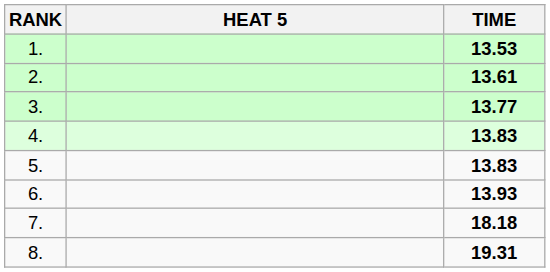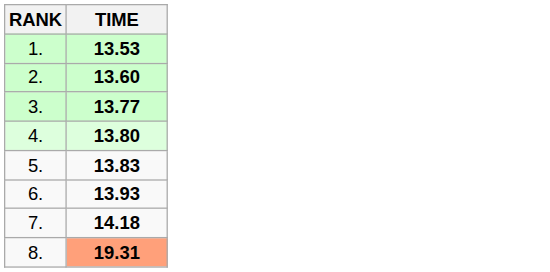- column: (255, 20)
(494, 78) 13.61 -> (117, 78) 13.60
(494, 136) 13.83 -> (117, 136) 13.80
(494, 223) 18.18 -> (117, 223) 14.18
(494, 253) no background -> (117, 253) lightsalmon background
